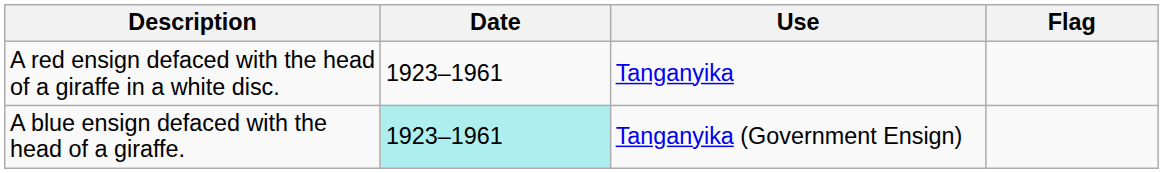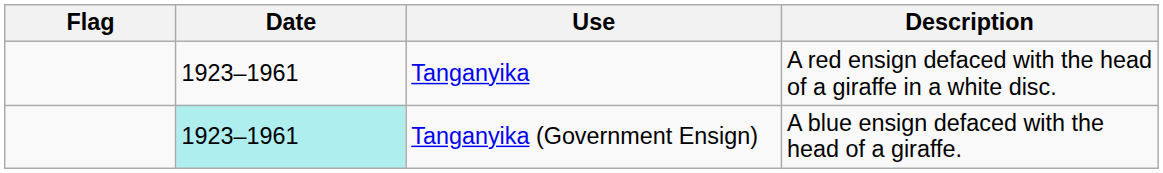columns swapped: (1072, 23) <-> (193, 23)
